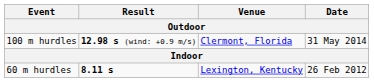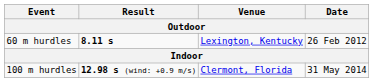rows swapped: (42, 41) <-> (39, 70)
